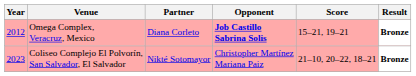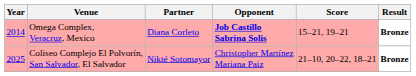(16, 33) 2012 -> (16, 33) 2014
(16, 59) 2023 -> (16, 59) 2025
